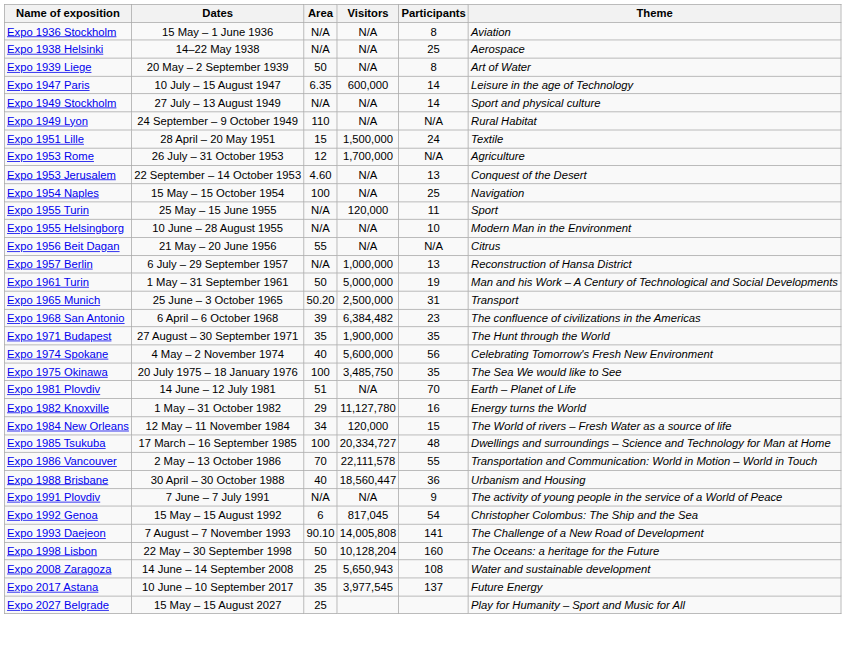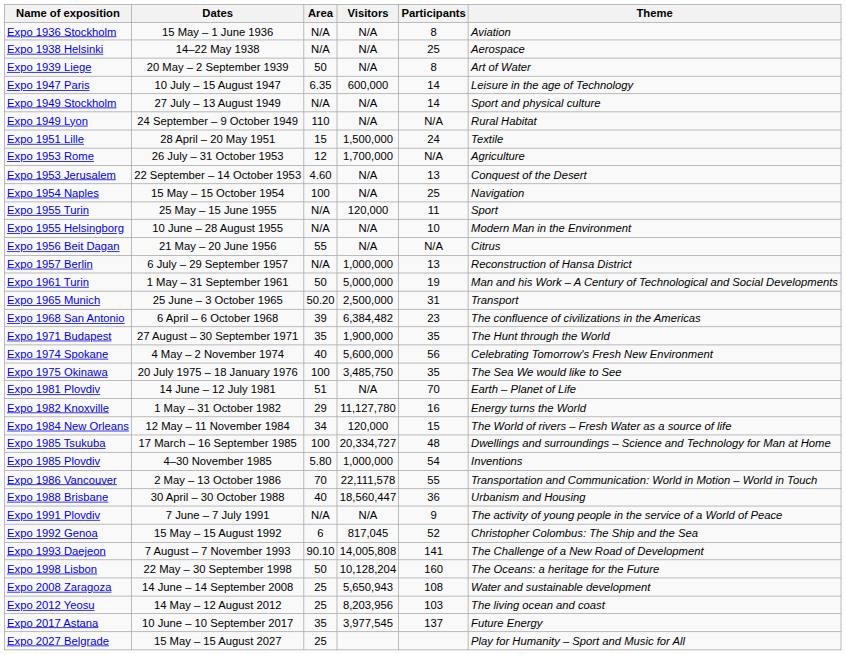+ row: (54, 462)
(434, 515) 54 -> (434, 533) 52
+ row: (51, 605)
